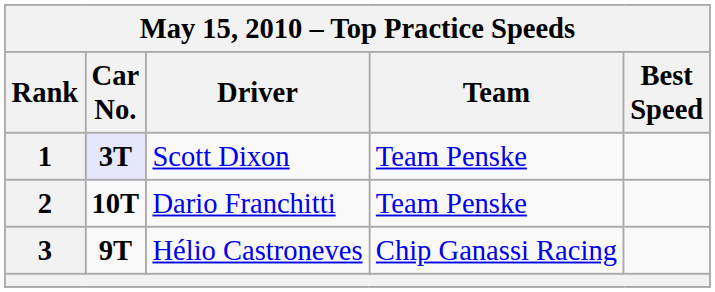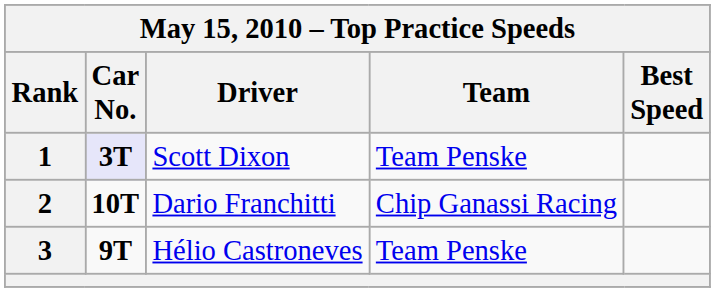(451, 203) Team Penske -> (496, 203) Chip Ganassi Racing
(496, 250) Chip Ganassi Racing -> (451, 250) Team Penske
